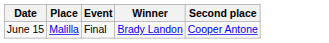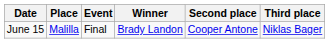+ column: (293, 13)
